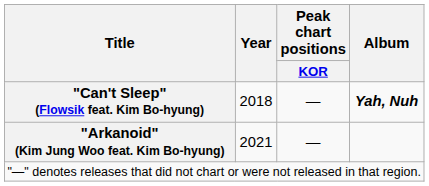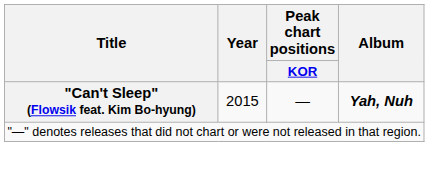(256, 101) 2018 -> (242, 101) 2015
- row: (120, 141)
